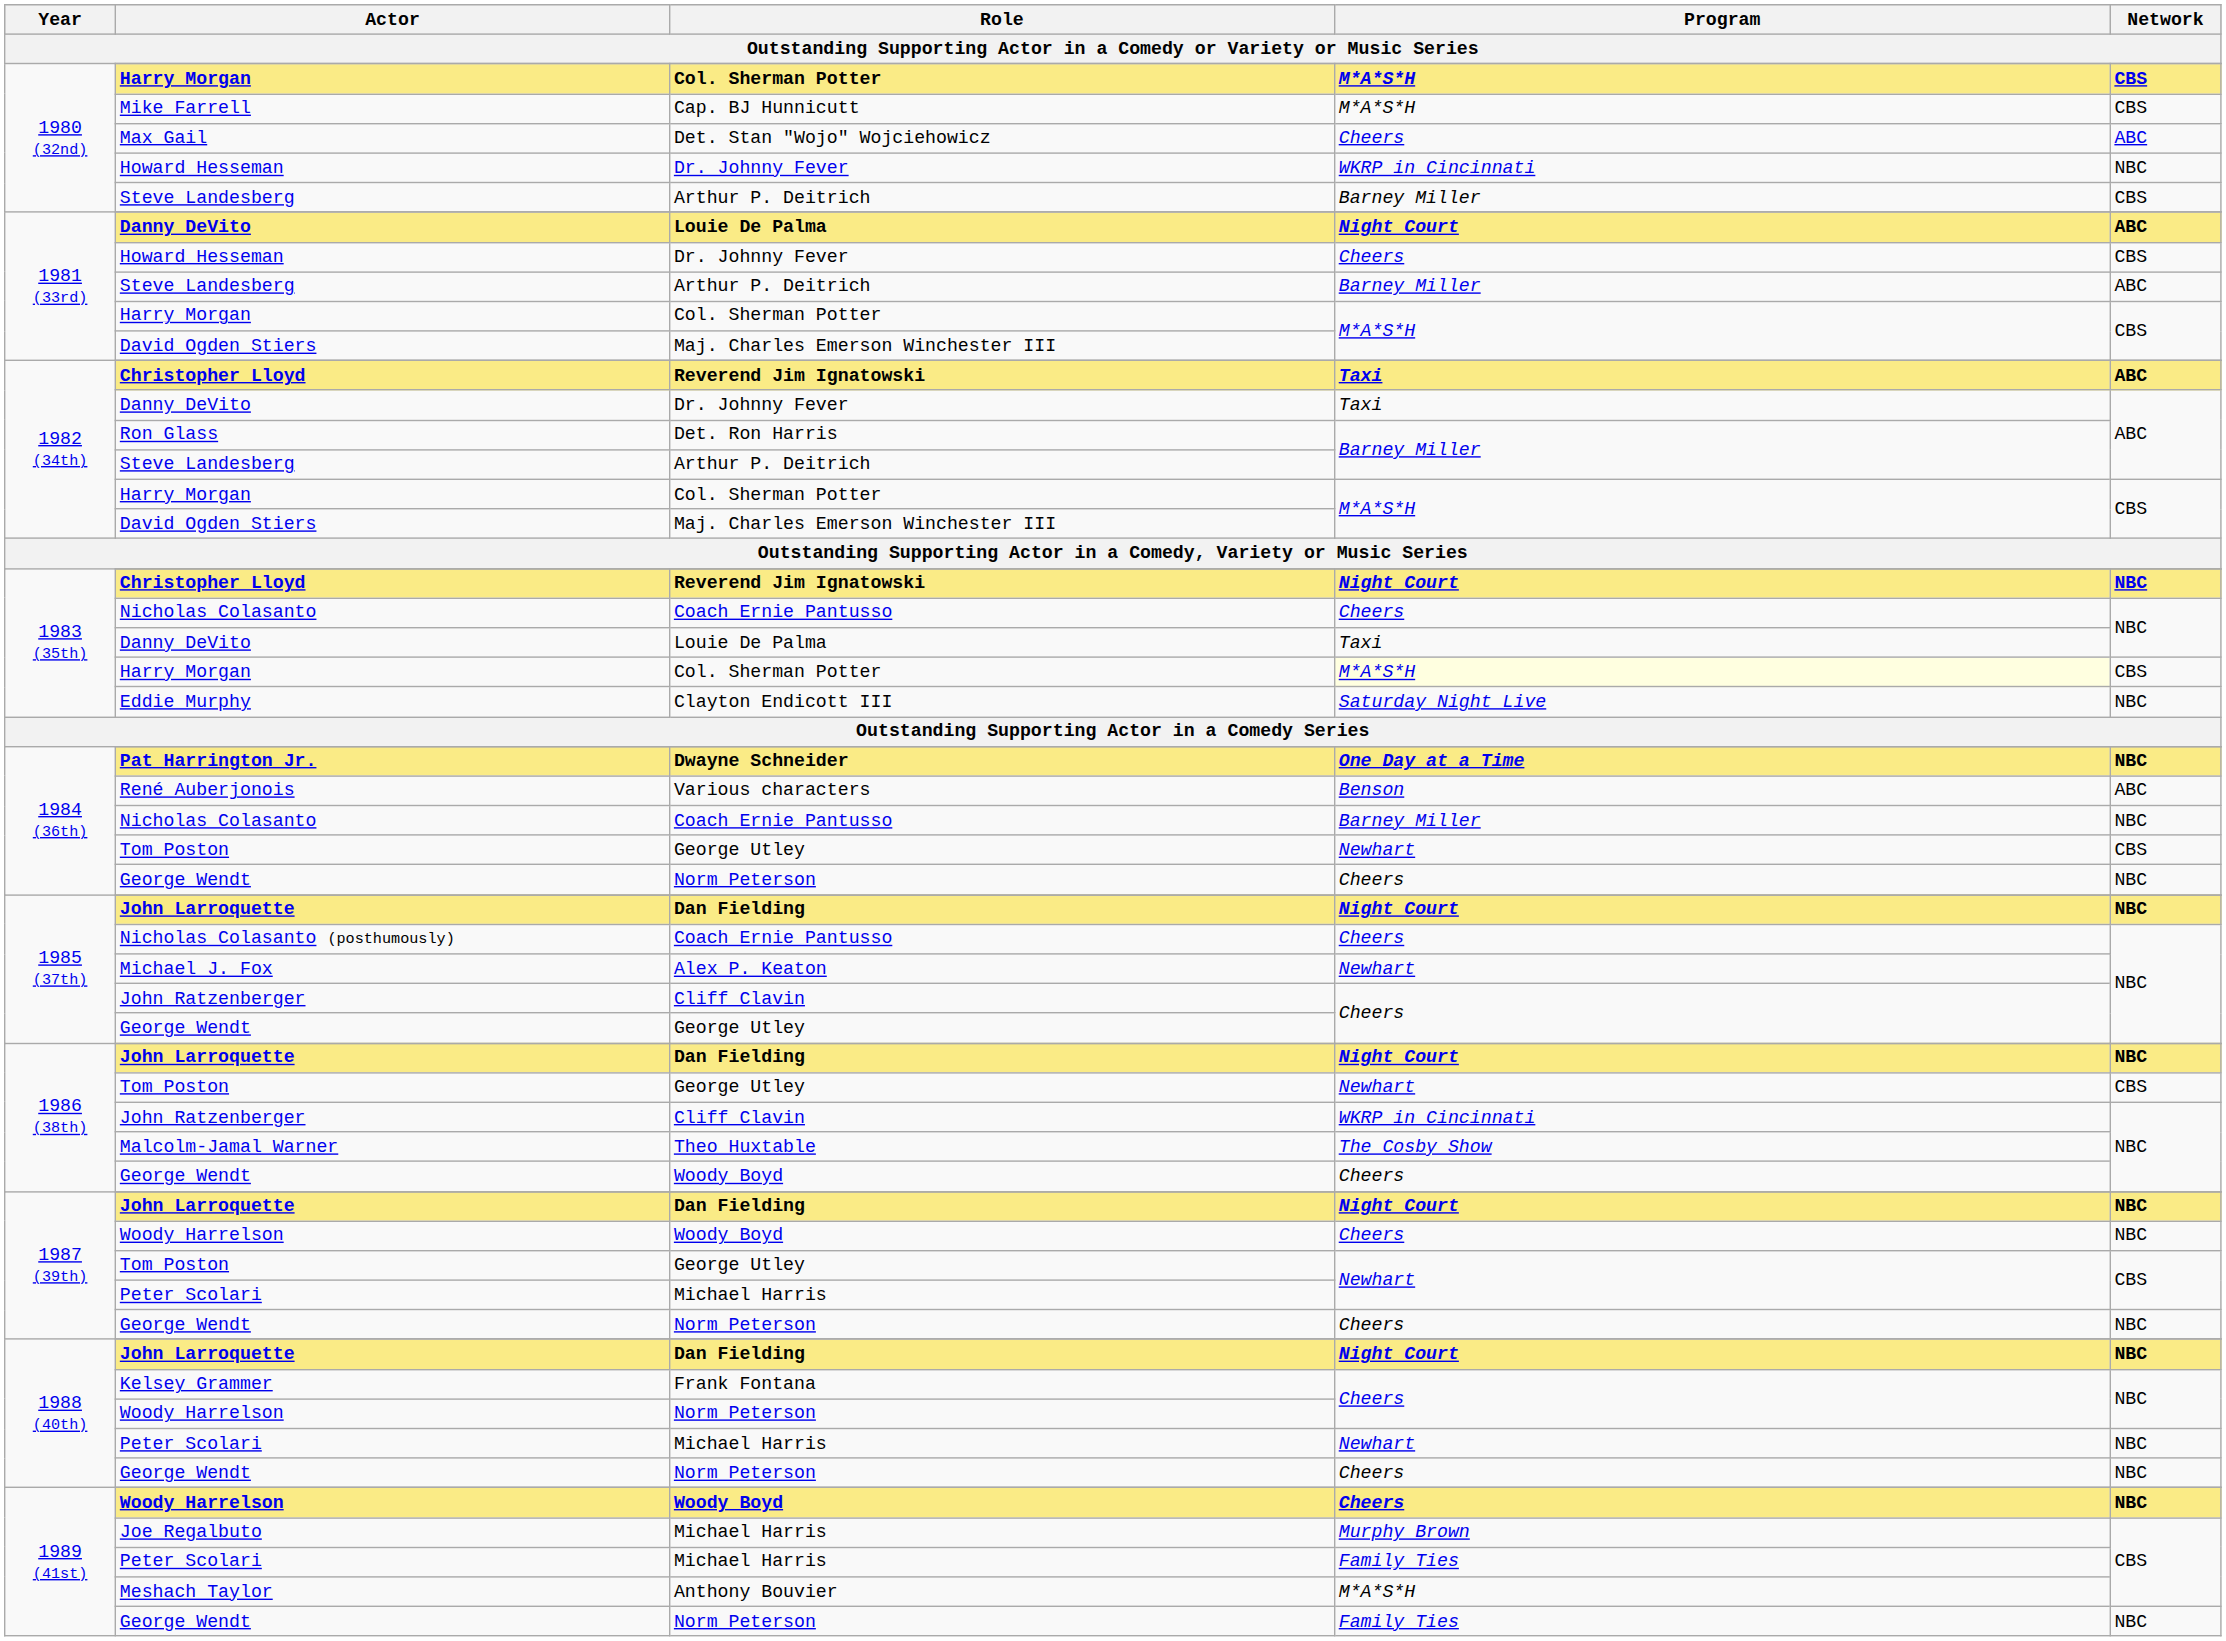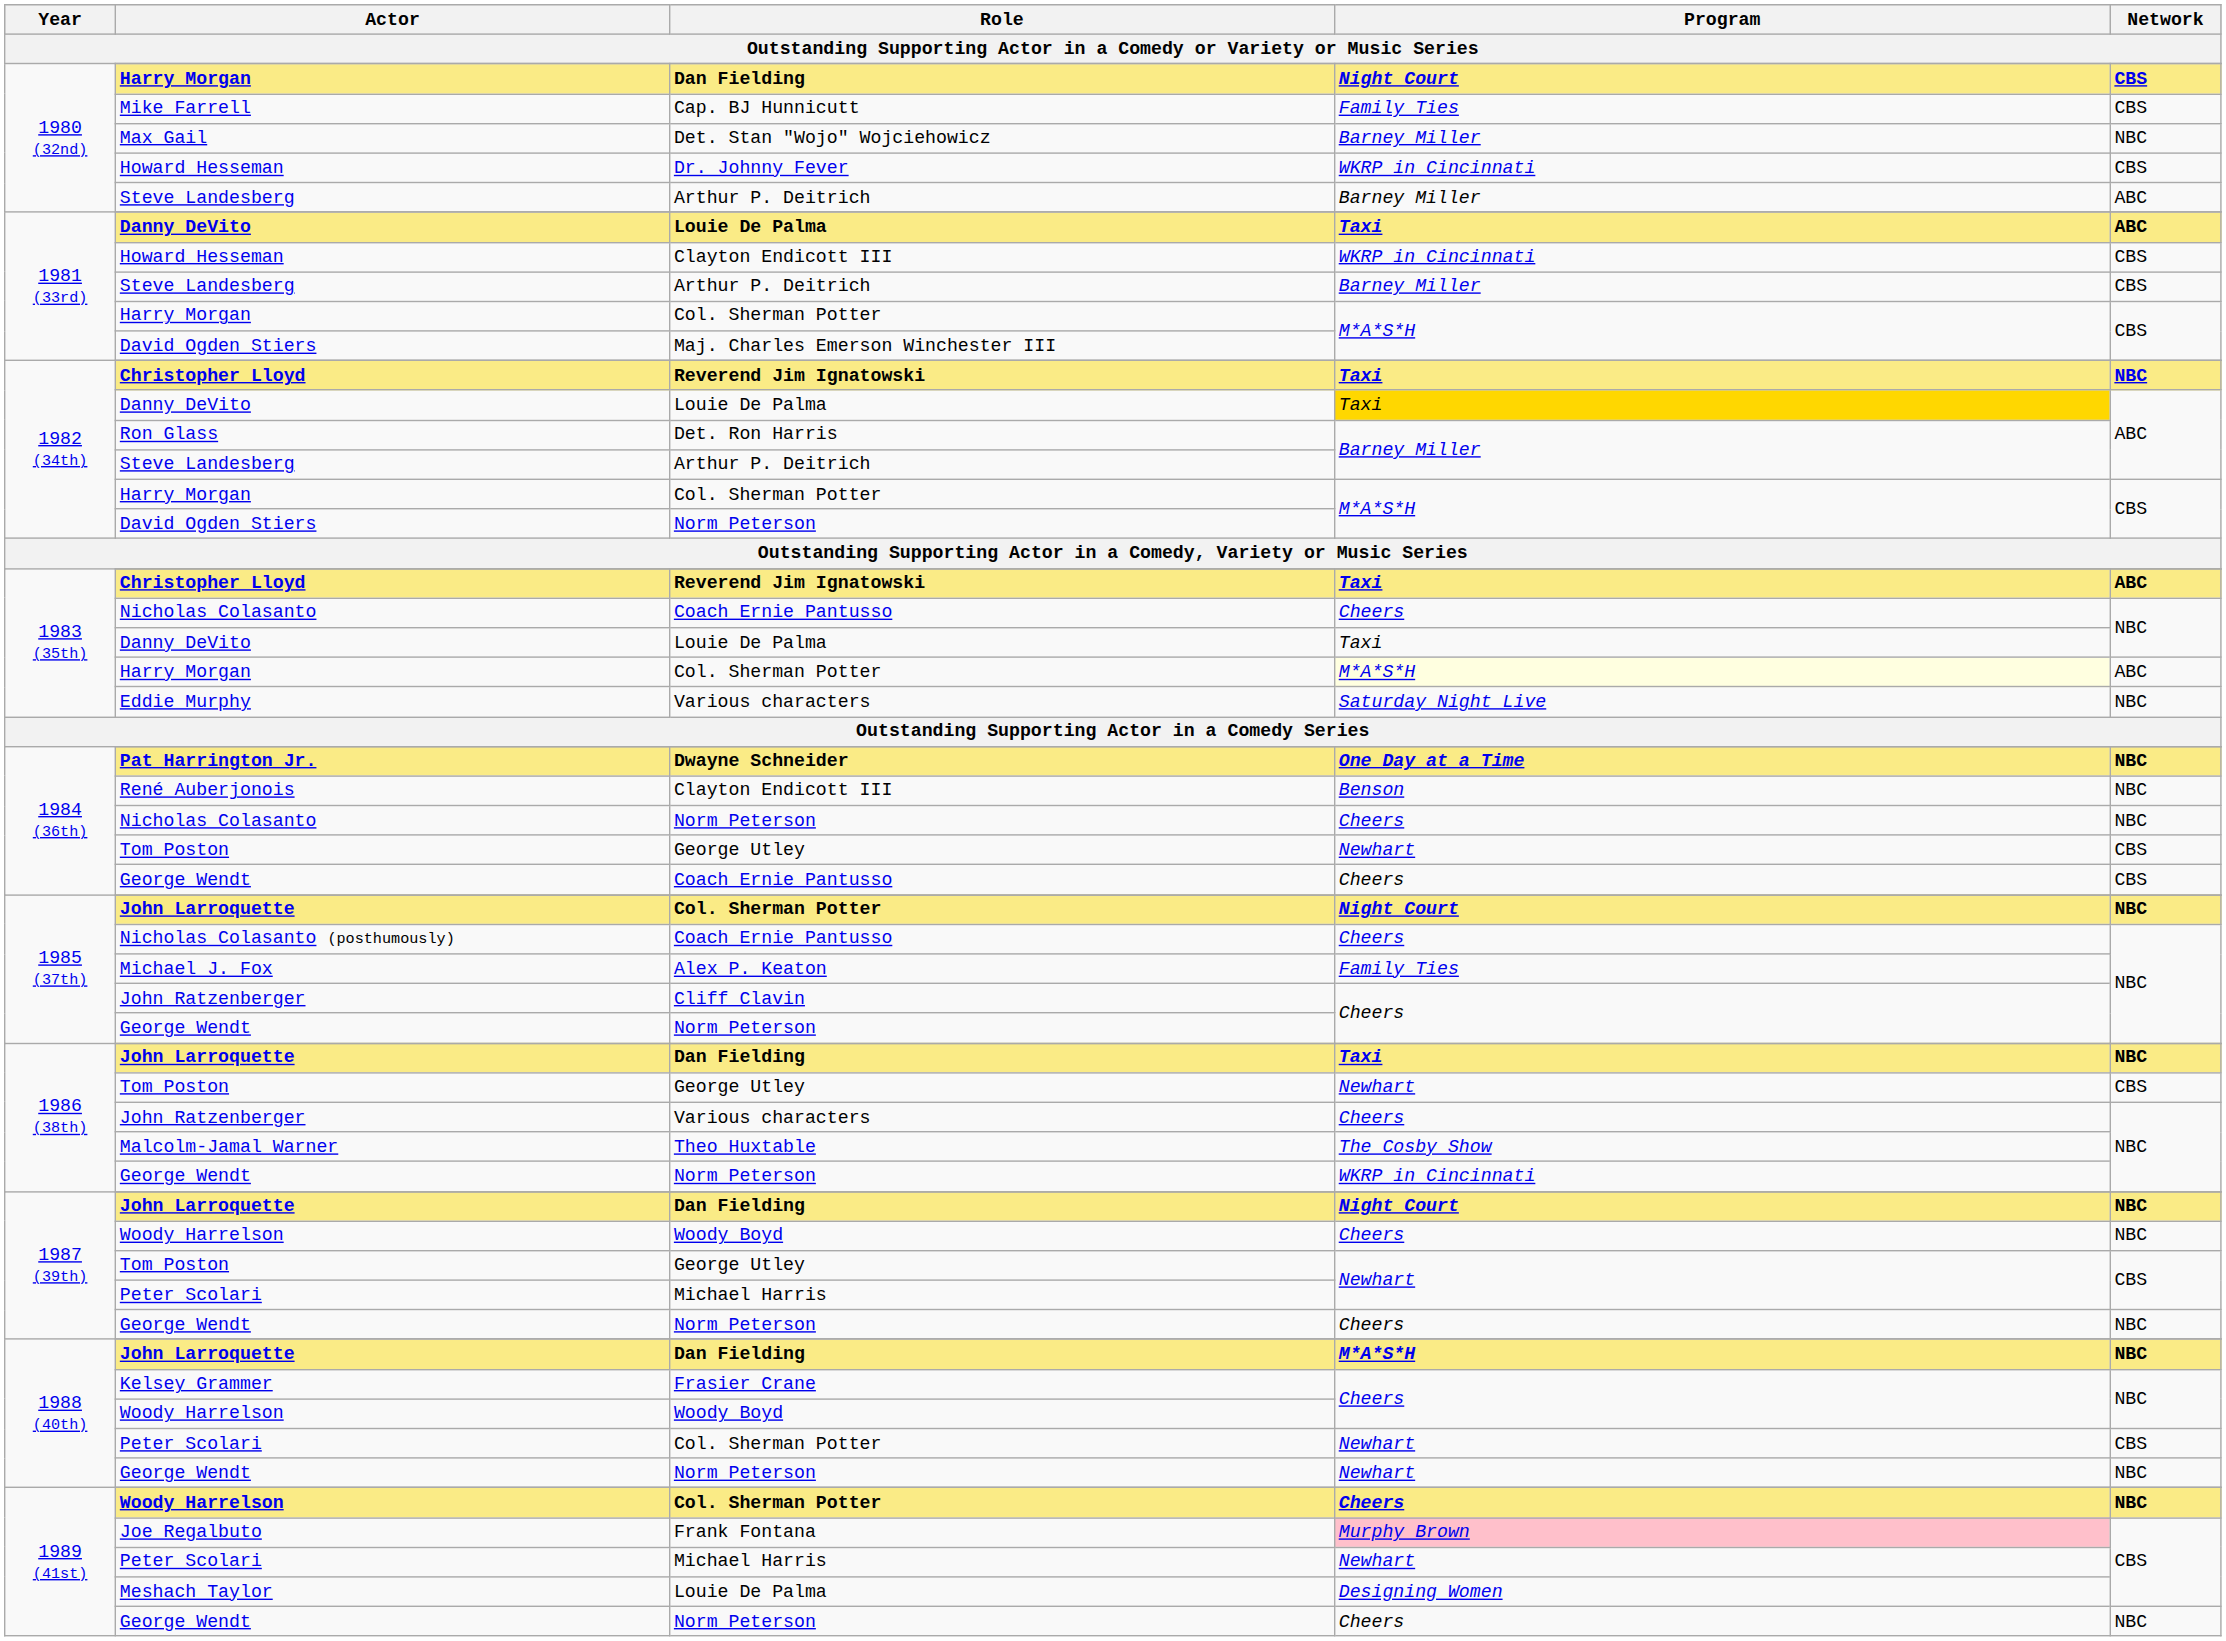(778, 79) Col. Sherman Potter -> (739, 79) Dan Fielding
(1377, 79) M*A*S*H -> (1399, 79) Night Court
(1377, 109) M*A*S*H -> (1399, 109) Family Ties
(1371, 138) Cheers -> (1410, 138) Barney Miller
(2131, 138) ABC -> (2131, 138) NBC
(2131, 168) NBC -> (2131, 168) CBS
(2131, 198) CBS -> (2131, 198) ABC
(1399, 227) Night Court -> (1361, 227) Taxi
(761, 257) Dr. Johnny Fever -> (783, 257) Clayton Endicott III
(1371, 257) Cheers -> (1437, 257) WKRP in Cincinnati
(2131, 286) ABC -> (2131, 286) CBS
(2131, 375) ABC -> (2131, 375) NBC
(761, 405) Dr. Johnny Fever -> (750, 405) Louie De Palma
(1361, 405) no background -> (1361, 405) gold background
(865, 524) Maj. Charles Emerson Winchester III -> (745, 524) Norm Peterson
(1399, 583) Night Court -> (1361, 583) Taxi
(2131, 583) NBC -> (2131, 583) ABC
(2131, 672) CBS -> (2131, 672) ABC
(783, 702) Clayton Endicott III -> (772, 702) Various characters
(772, 791) Various characters -> (783, 791) Clayton Endicott III
(2131, 791) ABC -> (2131, 791) NBC
(783, 820) Coach Ernie Pantusso -> (745, 820) Norm Peterson
(1410, 820) Barney Miller -> (1371, 820) Cheers
(745, 880) Norm Peterson -> (783, 880) Coach Ernie Pantusso
(2131, 880) NBC -> (2131, 880) CBS
(739, 909) Dan Fielding -> (778, 909) Col. Sherman Potter
(1377, 969) Newhart -> (1399, 969) Family Ties
(739, 1028) George Utley -> (745, 1028) Norm Peterson
(1399, 1058) Night Court -> (1361, 1058) Taxi
(739, 1117) Cliff Clavin -> (772, 1117) Various characters
(1437, 1117) WKRP in Cincinnati -> (1371, 1117) Cheers
(728, 1176) Woody Boyd -> (745, 1176) Norm Peterson
(1371, 1176) Cheers -> (1437, 1176) WKRP in Cincinnati
(1399, 1354) Night Court -> (1377, 1354) M*A*S*H
(745, 1384) Frank Fontana -> (745, 1384) Frasier Crane
(745, 1414) Norm Peterson -> (728, 1414) Woody Boyd
(750, 1443) Michael Harris -> (778, 1443) Col. Sherman Potter
(2131, 1443) NBC -> (2131, 1443) CBS
(1371, 1473) Cheers -> (1377, 1473) Newhart
(728, 1503) Woody Boyd -> (778, 1503) Col. Sherman Potter
(750, 1532) Michael Harris -> (745, 1532) Frank Fontana
(1404, 1532) no background -> (1404, 1532) pink background
(1399, 1562) Family Ties -> (1377, 1562) Newhart
(756, 1592) Anthony Bouvier -> (750, 1592) Louie De Palma
(1377, 1592) M*A*S*H -> (1421, 1592) Designing Women
(1399, 1621) Family Ties -> (1371, 1621) Cheers
